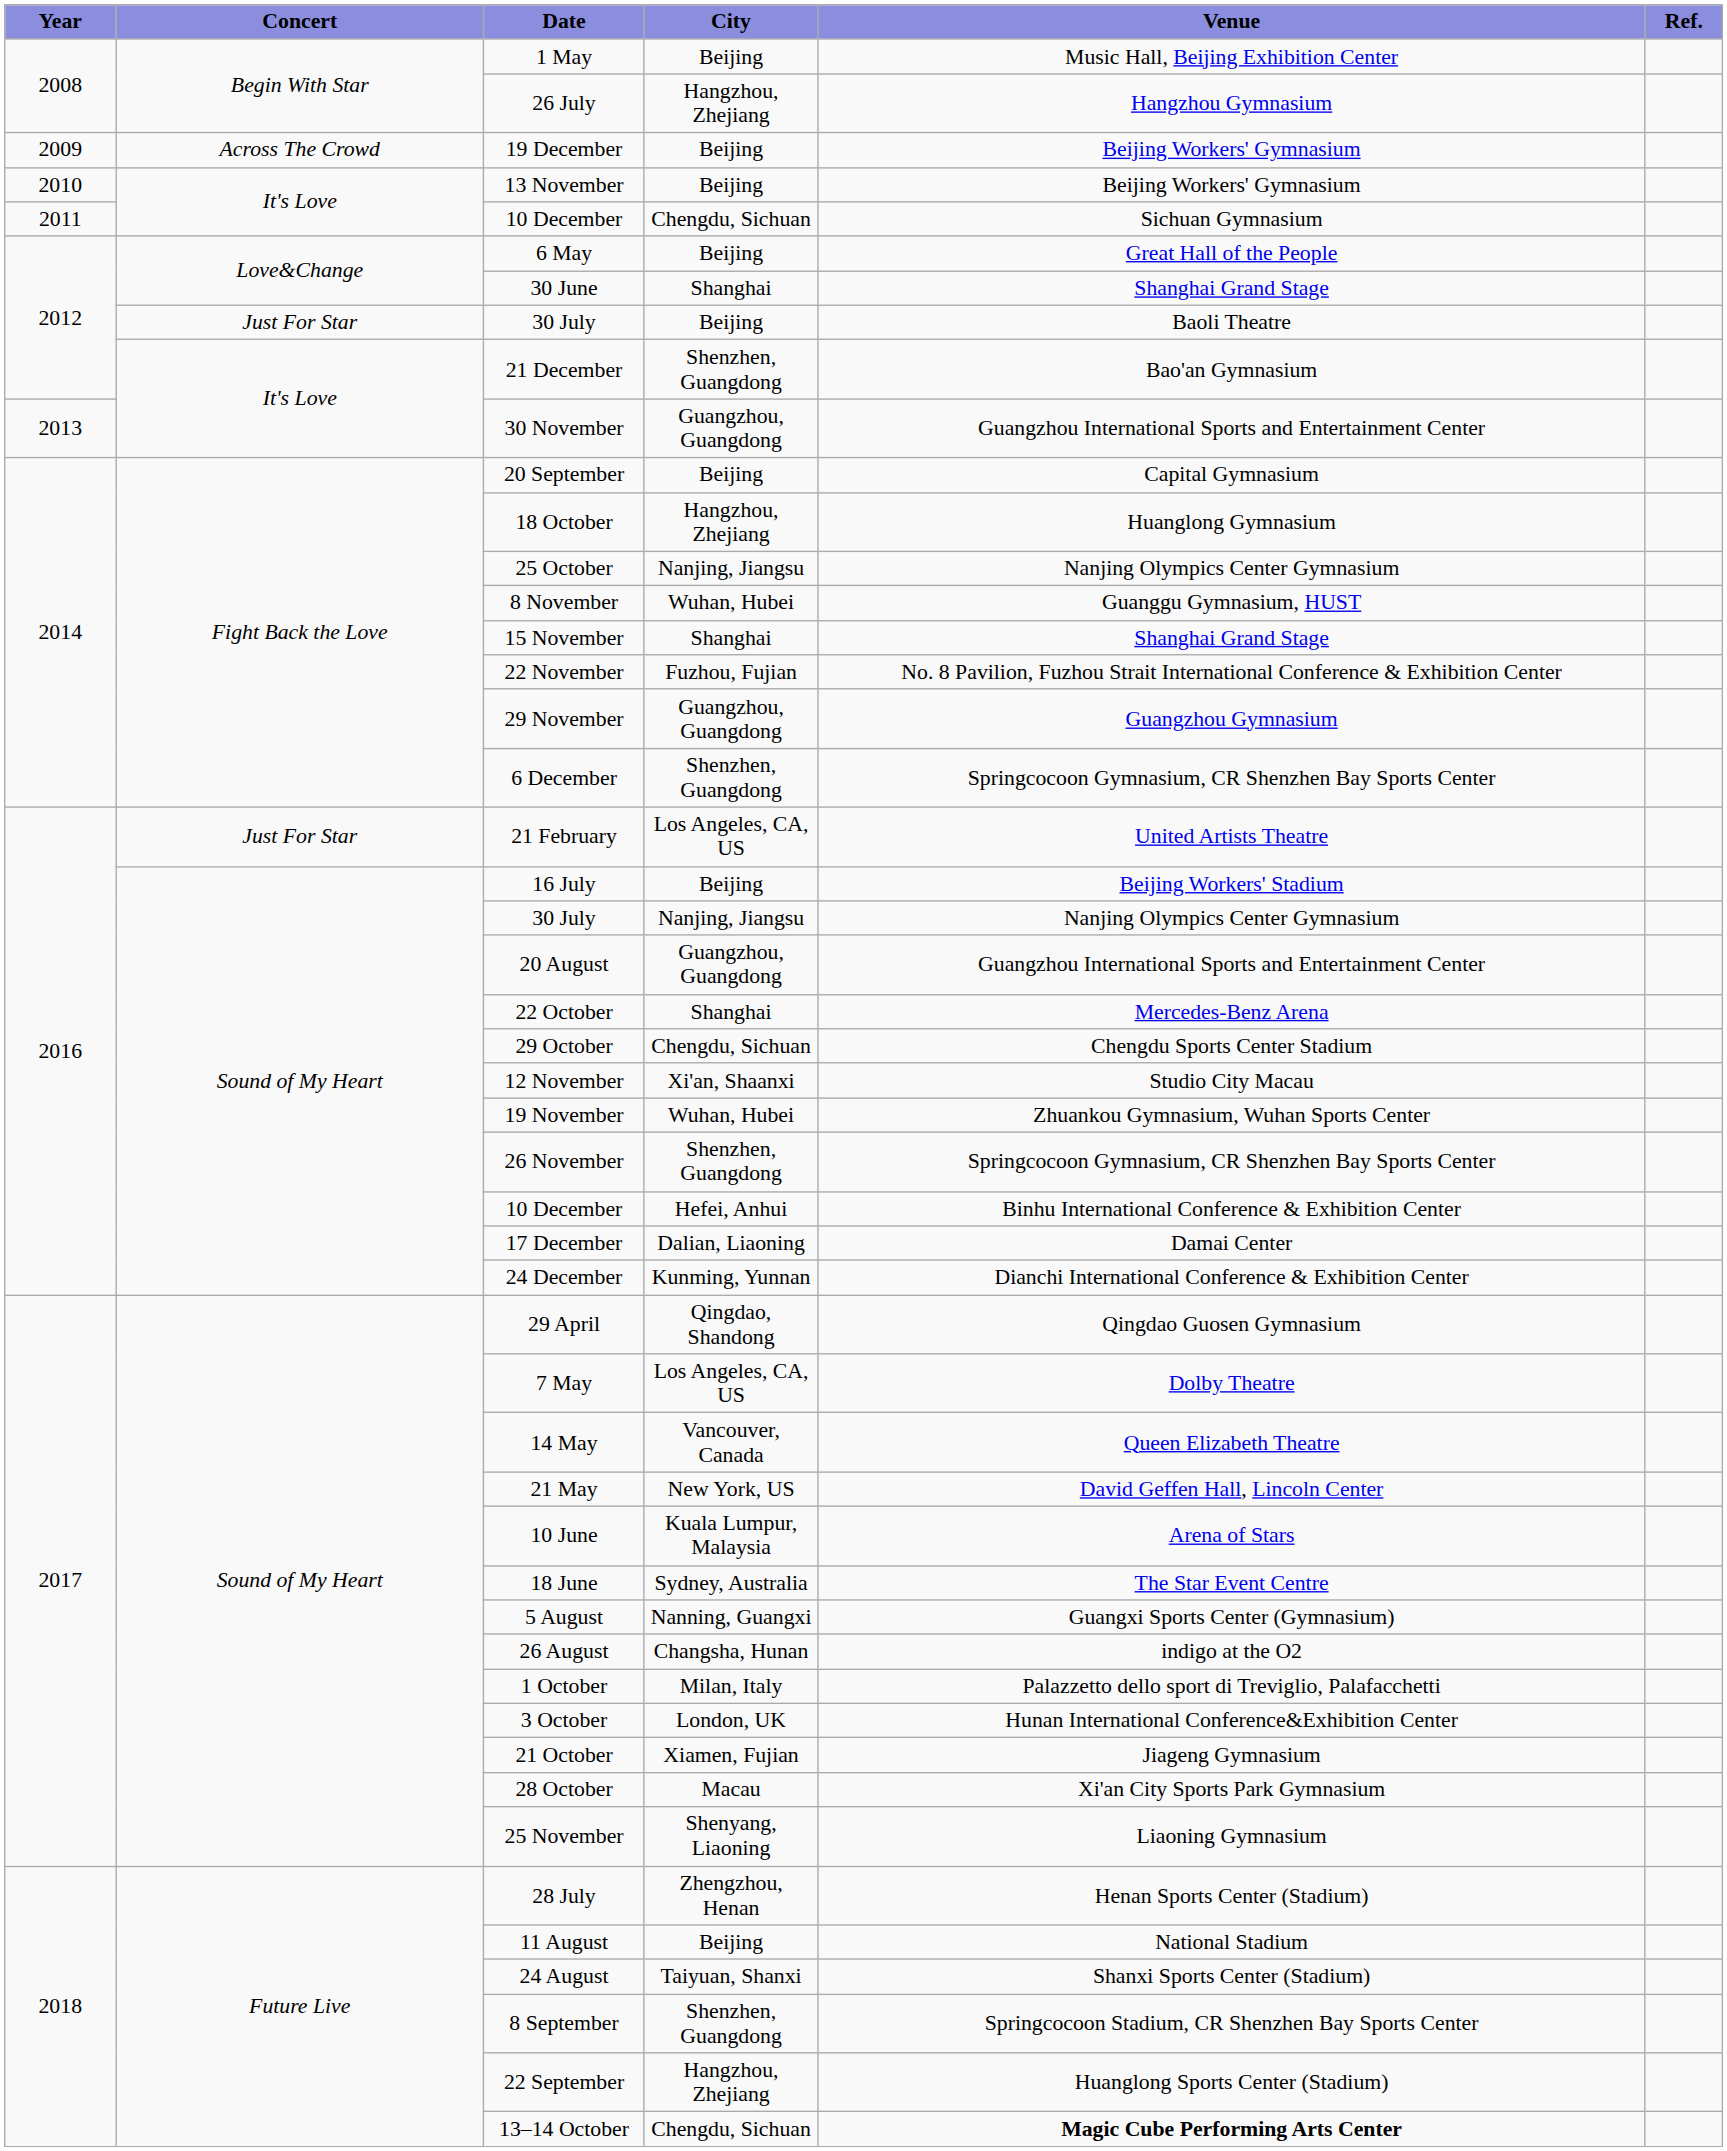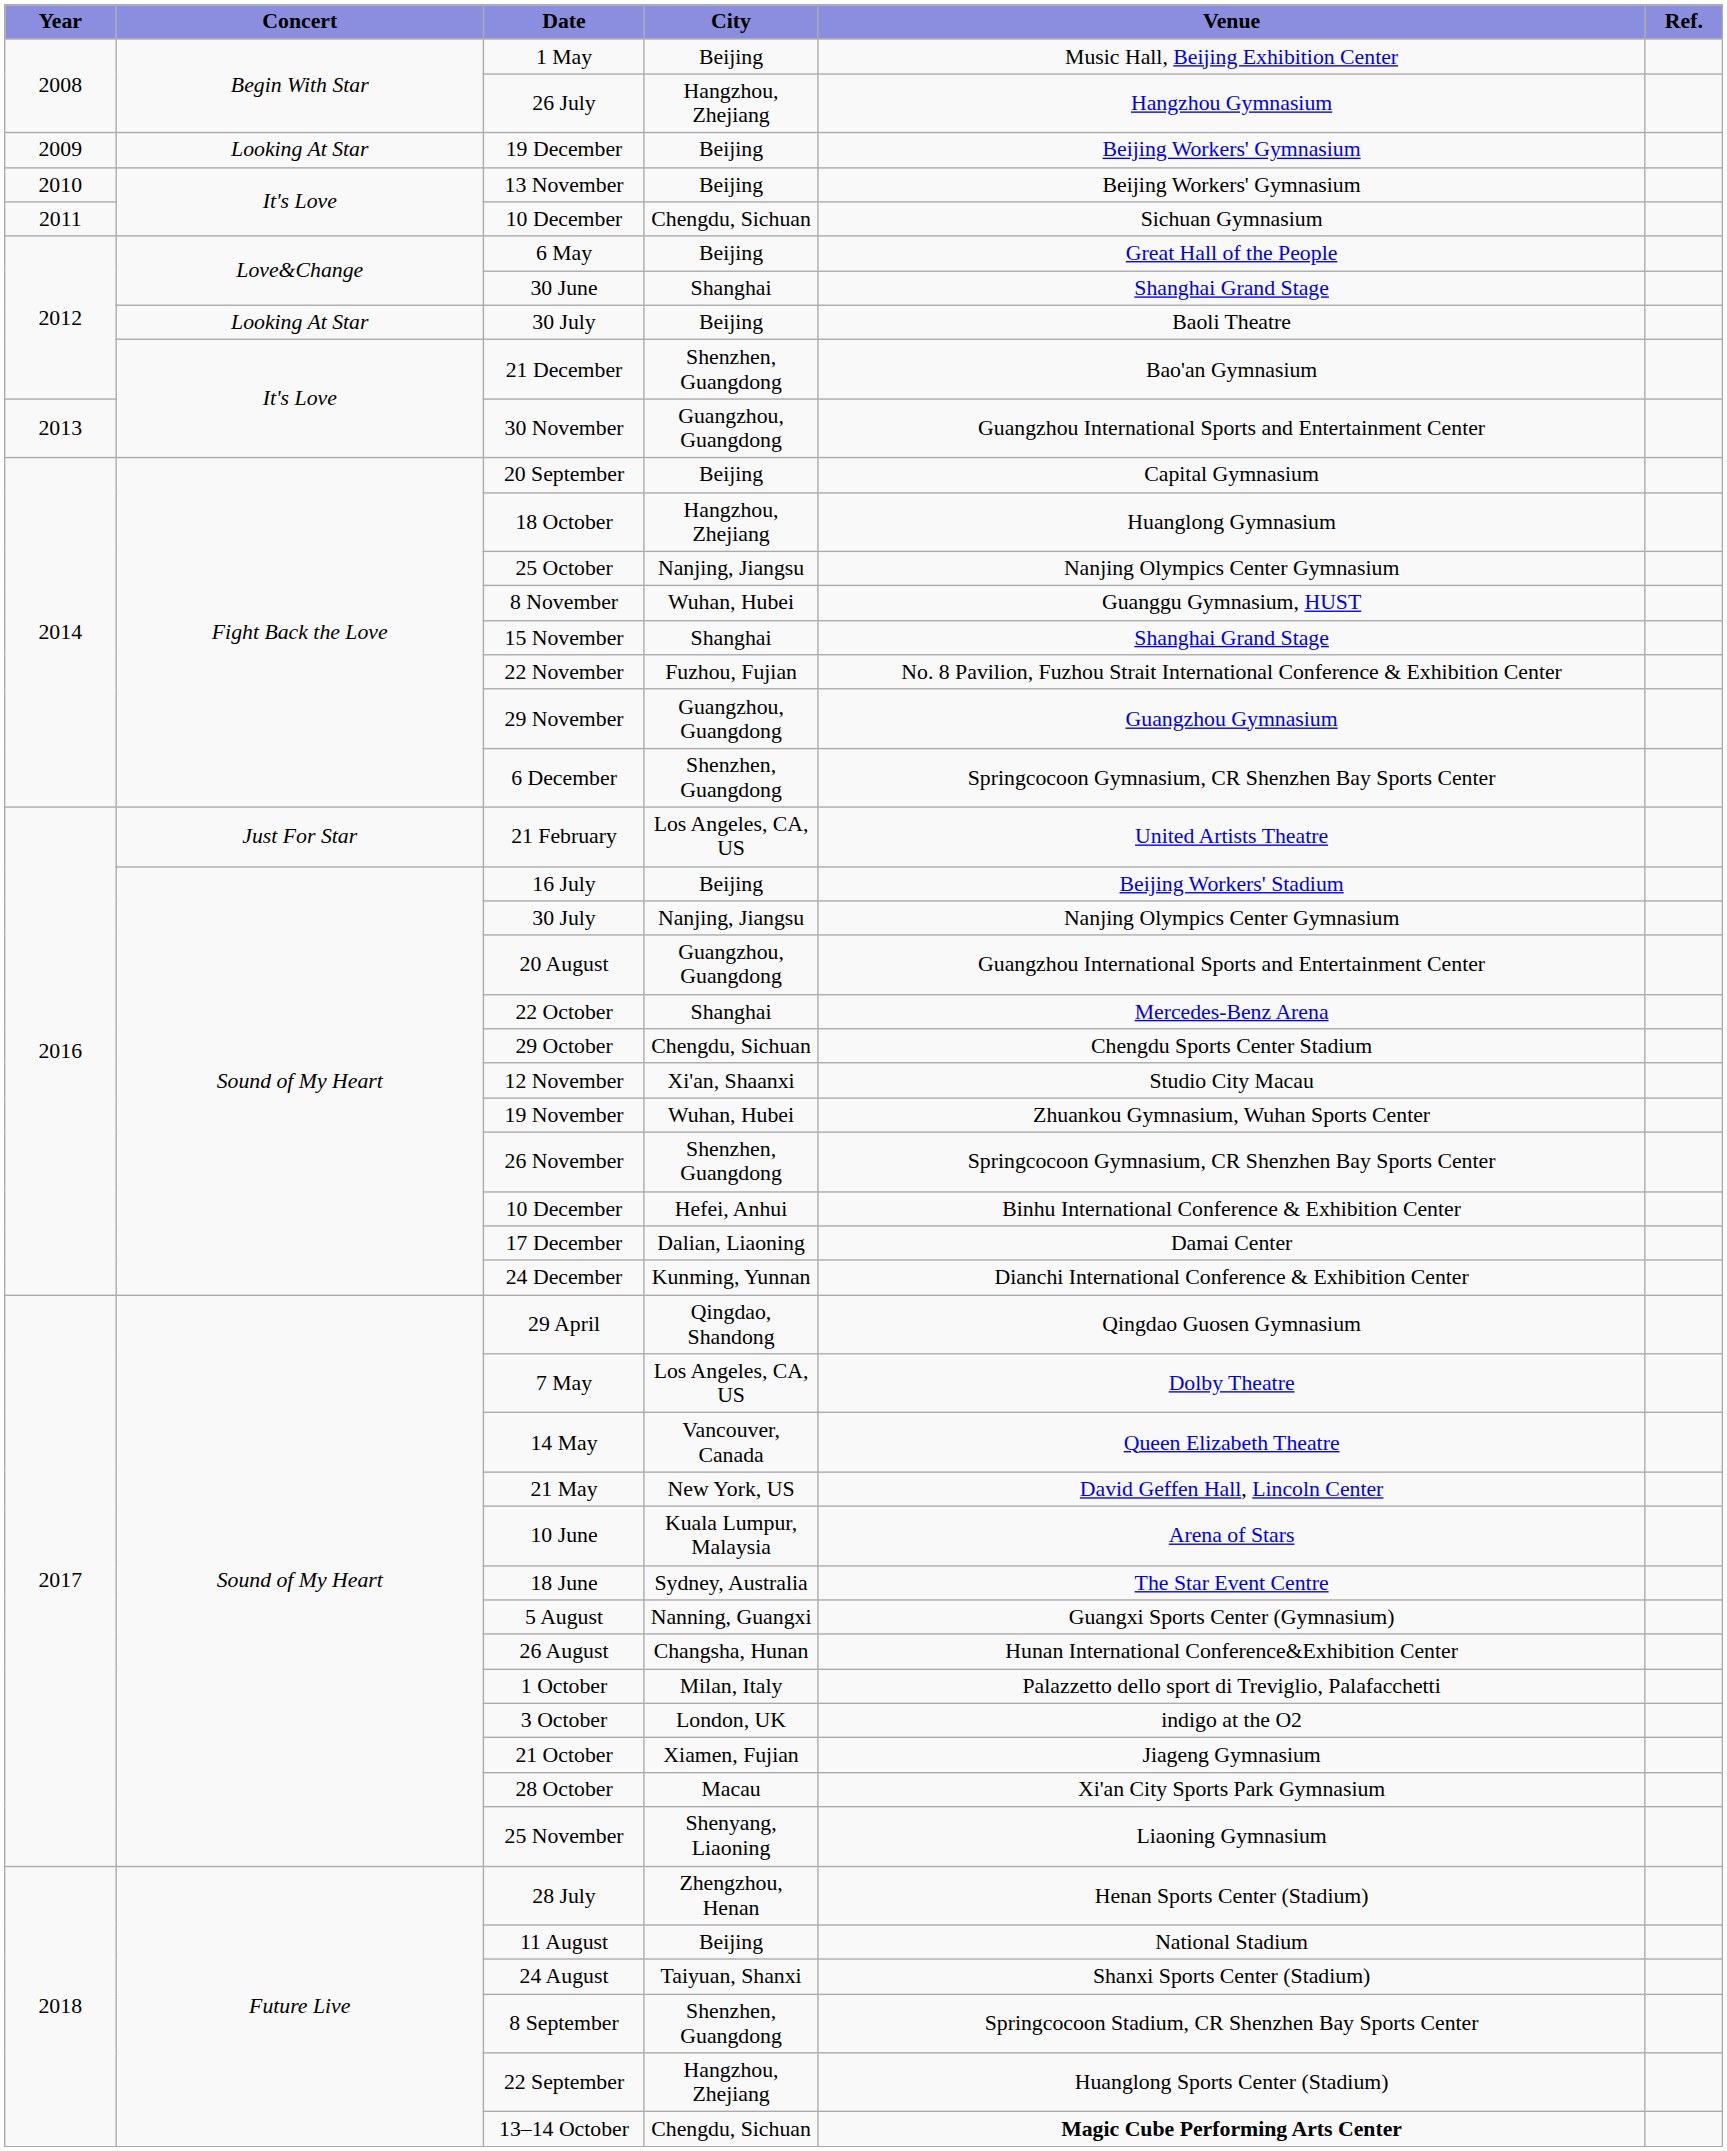(300, 149) Across The Crowd -> (300, 149) Looking At Star
(300, 322) Just For Star -> (300, 322) Looking At Star
(1232, 1651) indigo at the O2 -> (1232, 1651) Hunan International Conference&Exhibition Center
(1232, 1720) Hunan International Conference&Exhibition Center -> (1232, 1720) indigo at the O2
